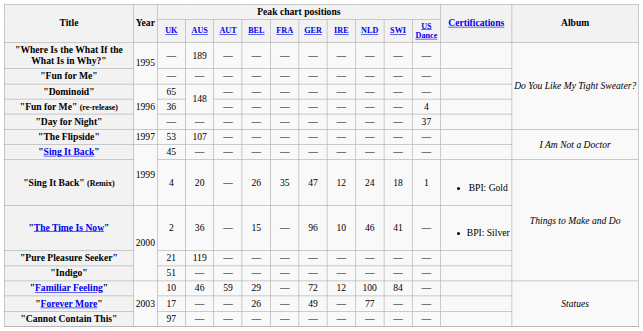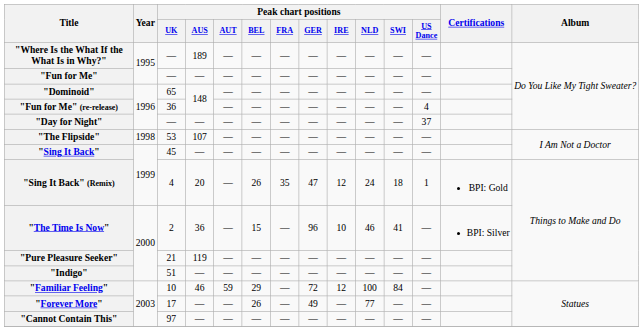(145, 137) 1997 -> (145, 137) 1998
